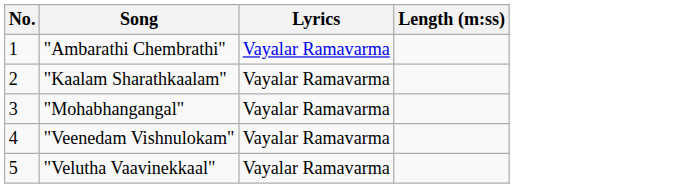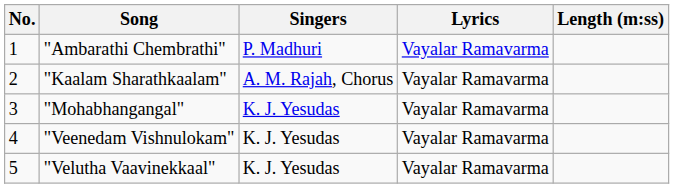+ column: (318, 19)
